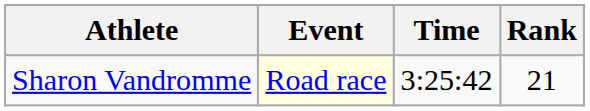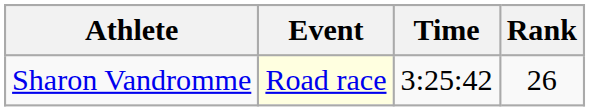(542, 79) 21 -> (542, 79) 26
